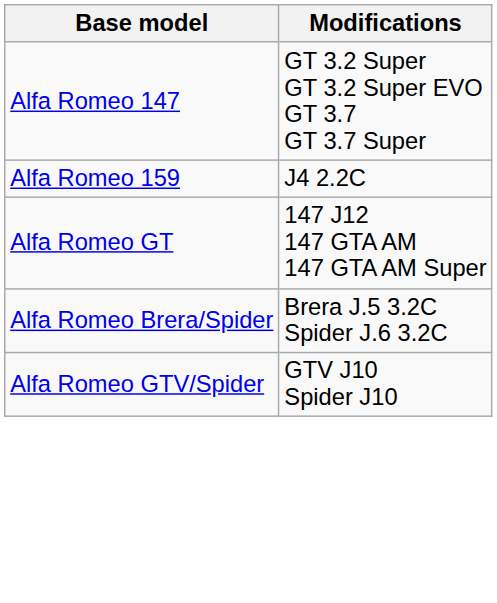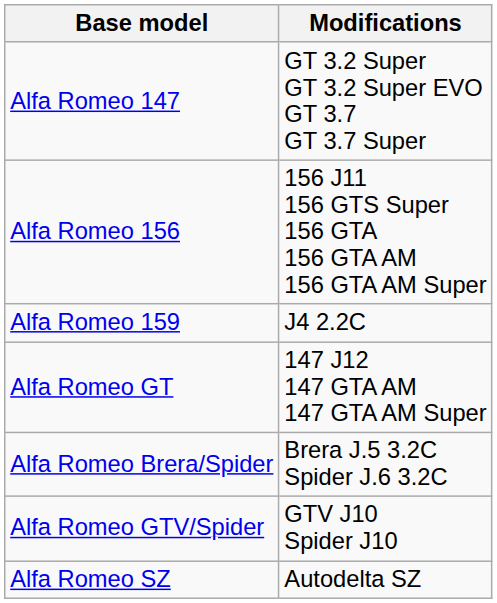+ row: (95, 231)
+ row: (90, 579)
